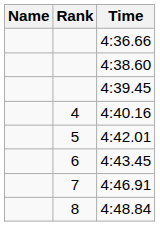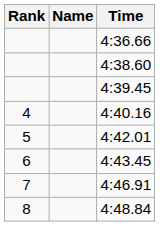columns swapped: (75, 16) <-> (29, 16)
